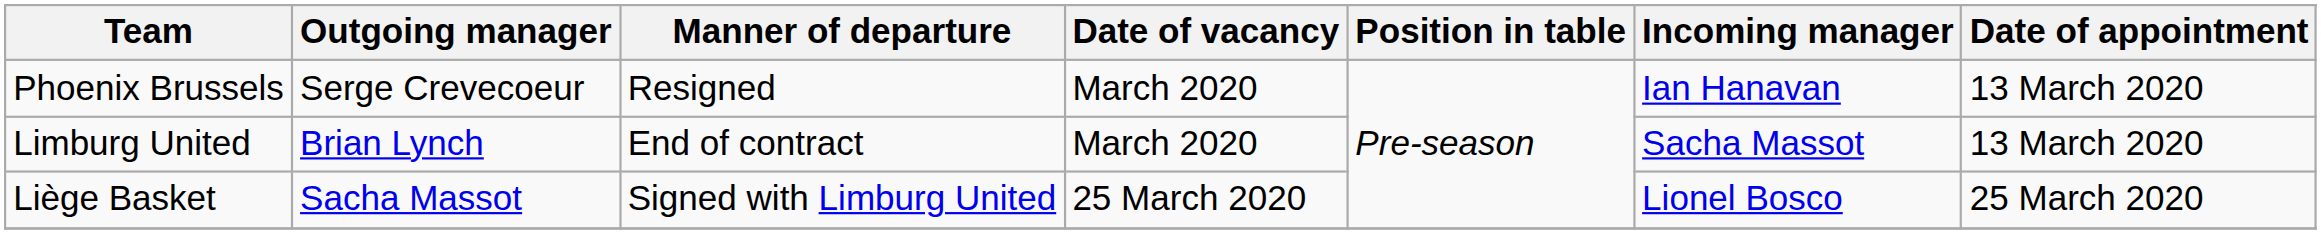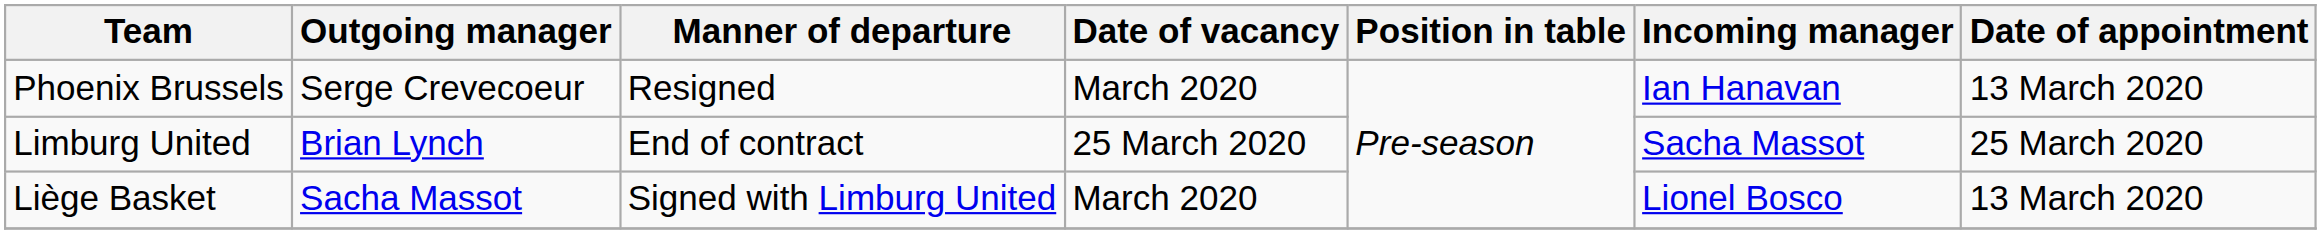(1165, 143) March 2020 -> (1189, 143) 25 March 2020
(2087, 143) 13 March 2020 -> (2087, 143) 25 March 2020
(1189, 198) 25 March 2020 -> (1165, 198) March 2020
(2087, 198) 25 March 2020 -> (2087, 198) 13 March 2020
